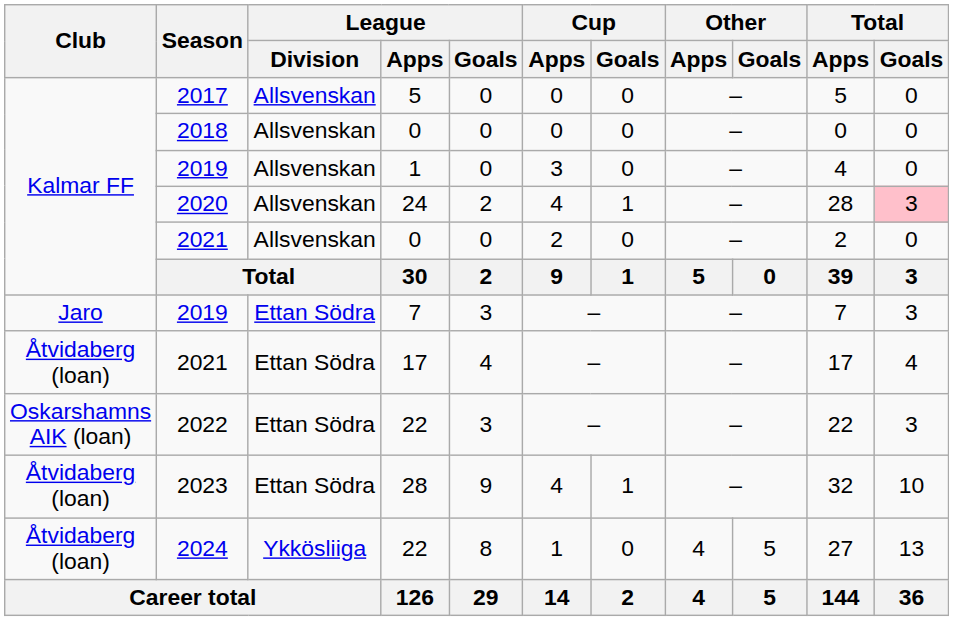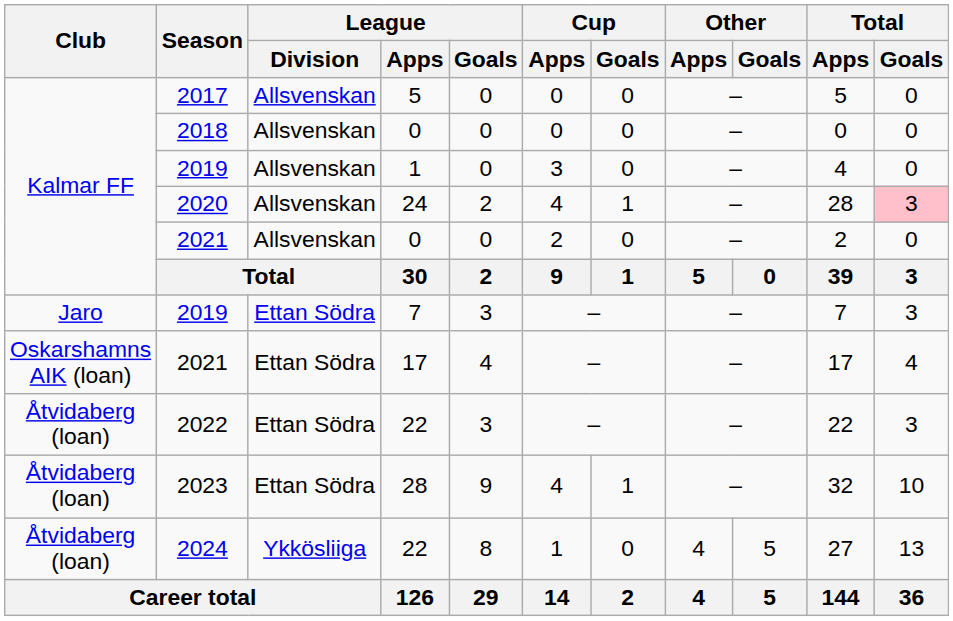(81, 362) Åtvidaberg (loan) -> (81, 362) Oskarshamns AIK (loan)
(81, 424) Oskarshamns AIK (loan) -> (81, 424) Åtvidaberg (loan)
